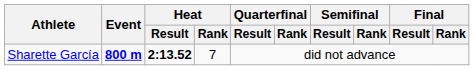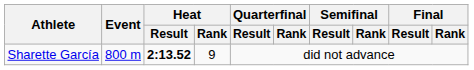(123, 55) bold -> (123, 55) normal
(213, 55) 7 -> (212, 55) 9
